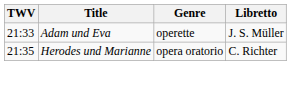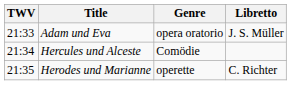(175, 32) operette -> (190, 32) opera oratorio
+ row: (91, 51)
(190, 51) opera oratorio -> (175, 70) operette
